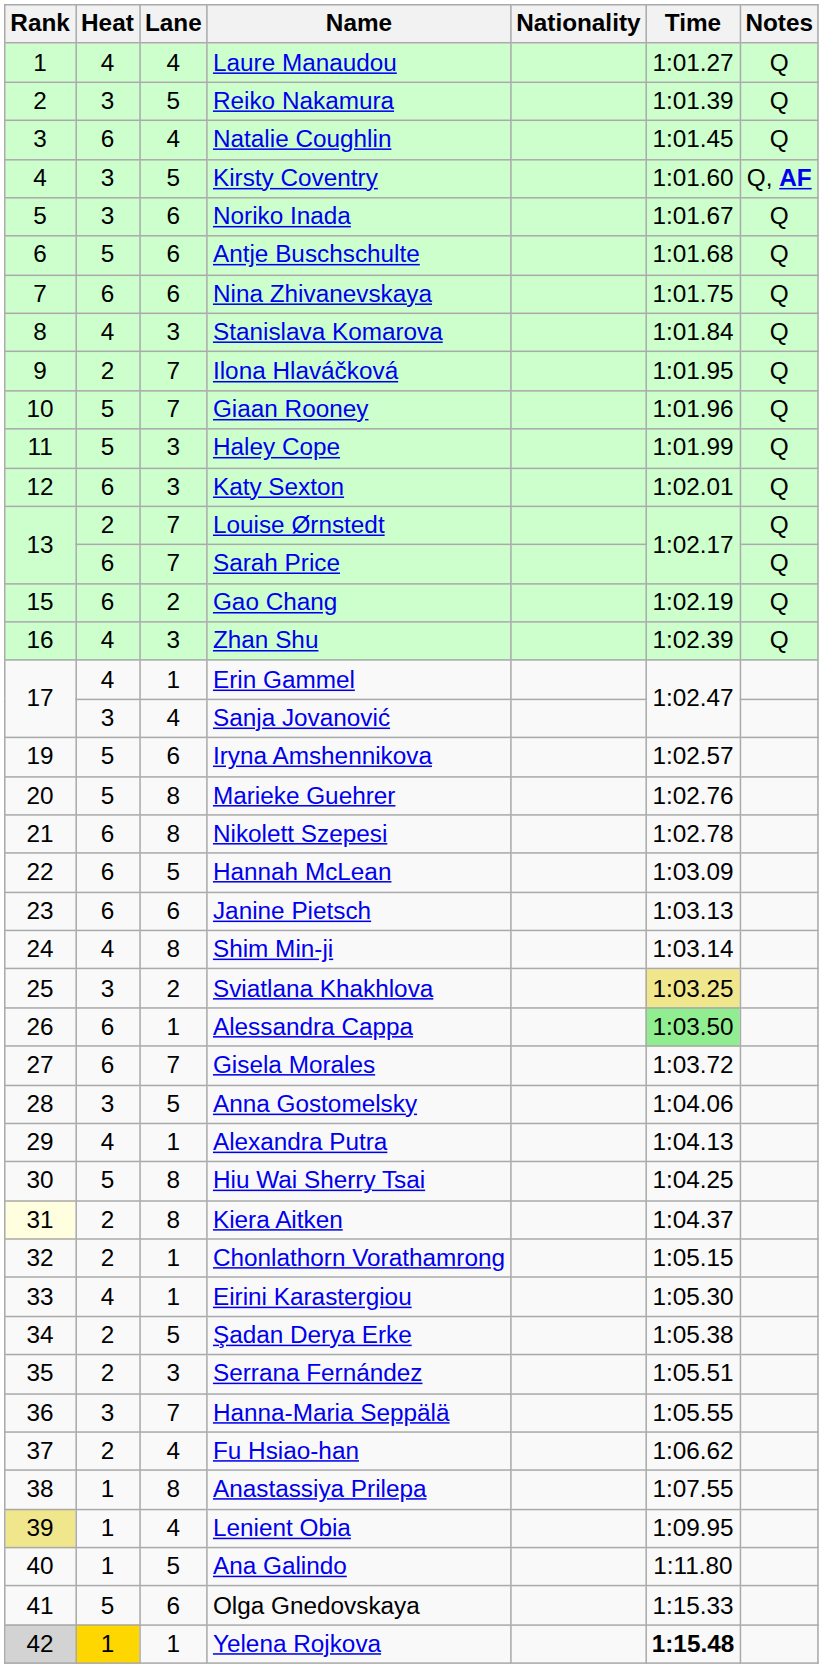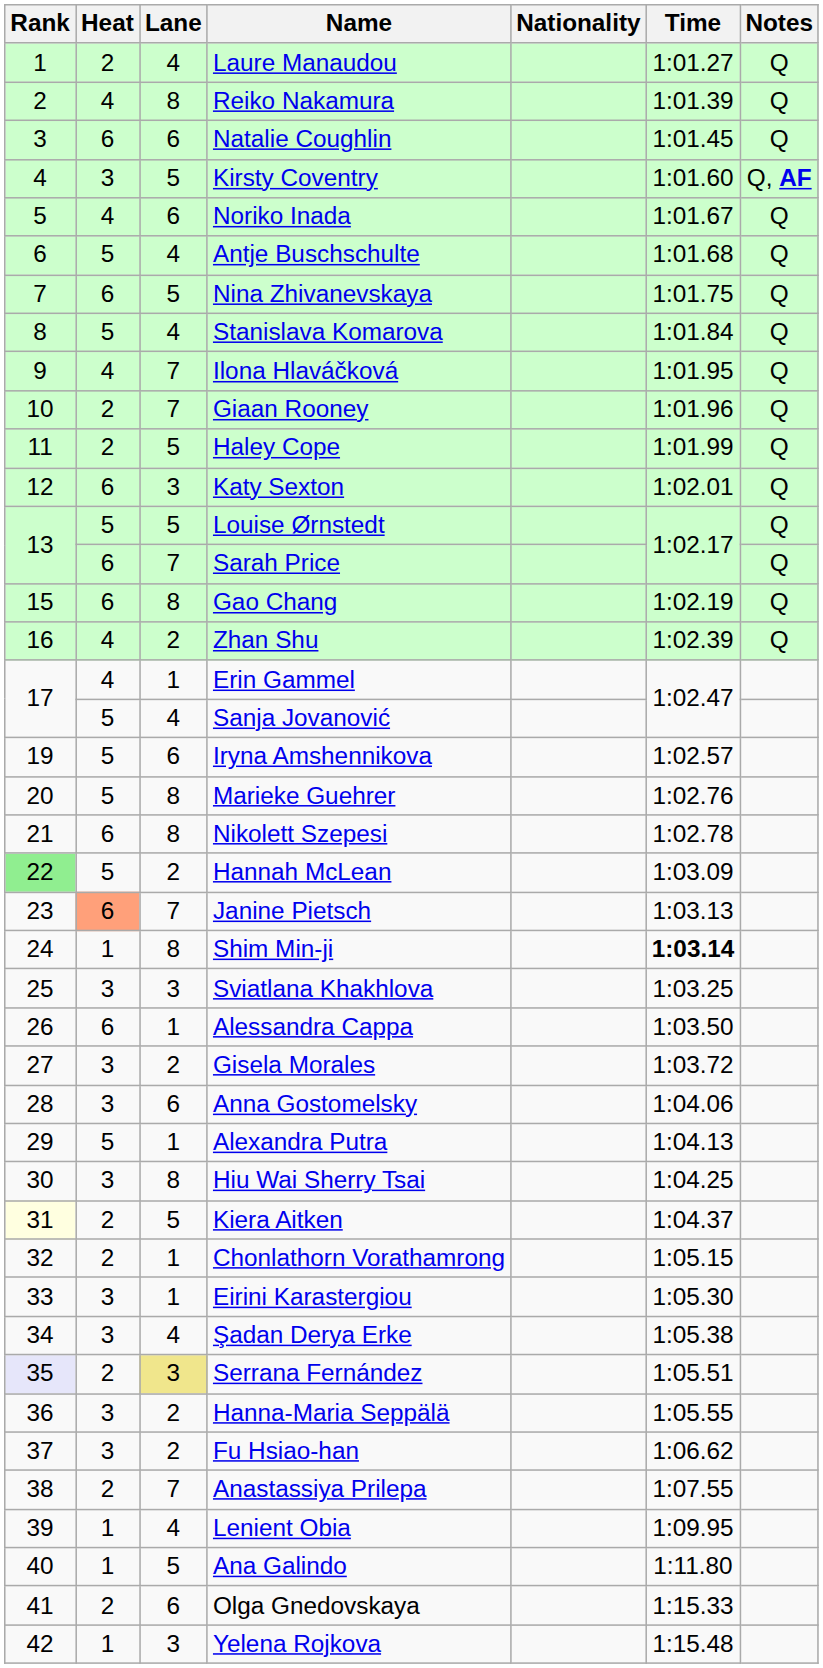(107, 62) 4 -> (107, 62) 2
(107, 100) 3 -> (107, 100) 4
(173, 100) 5 -> (173, 100) 8
(173, 139) 4 -> (173, 139) 6
(107, 216) 3 -> (107, 216) 4
(173, 255) 6 -> (173, 255) 4
(173, 293) 6 -> (173, 293) 5
(107, 332) 4 -> (107, 332) 5
(173, 332) 3 -> (173, 332) 4
(107, 370) 2 -> (107, 370) 4
(107, 409) 5 -> (107, 409) 2
(107, 448) 5 -> (107, 448) 2
(173, 448) 3 -> (173, 448) 5
(107, 525) 2 -> (107, 525) 5
(173, 525) 7 -> (173, 525) 5
(173, 602) 2 -> (173, 602) 8
(173, 640) 3 -> (173, 640) 2
(107, 718) 3 -> (107, 718) 5
(40, 872) no background -> (40, 872) lightgreen background
(107, 872) 6 -> (107, 872) 5
(173, 872) 5 -> (173, 872) 2
(107, 910) no background -> (107, 910) lightsalmon background
(173, 910) 6 -> (173, 910) 7
(107, 949) 4 -> (107, 949) 1
(693, 949) normal -> (693, 949) bold
(173, 988) 2 -> (173, 988) 3
(693, 988) khaki background -> (693, 988) no background
(693, 1026) lightgreen background -> (693, 1026) no background
(107, 1065) 6 -> (107, 1065) 3
(173, 1065) 7 -> (173, 1065) 2
(173, 1103) 5 -> (173, 1103) 6
(107, 1142) 4 -> (107, 1142) 5
(107, 1180) 5 -> (107, 1180) 3
(173, 1219) 8 -> (173, 1219) 5
(107, 1296) 4 -> (107, 1296) 3
(107, 1335) 2 -> (107, 1335) 3
(173, 1335) 5 -> (173, 1335) 4
(40, 1373) no background -> (40, 1373) lavender background
(173, 1373) no background -> (173, 1373) khaki background
(173, 1412) 7 -> (173, 1412) 2
(107, 1450) 2 -> (107, 1450) 3
(173, 1450) 4 -> (173, 1450) 2
(107, 1489) 1 -> (107, 1489) 2
(173, 1489) 8 -> (173, 1489) 7
(40, 1528) khaki background -> (40, 1528) no background
(107, 1605) 5 -> (107, 1605) 2
(40, 1643) lightgrey background -> (40, 1643) no background
(107, 1643) gold background -> (107, 1643) no background
(173, 1643) 1 -> (173, 1643) 3
(693, 1643) bold -> (693, 1643) normal
